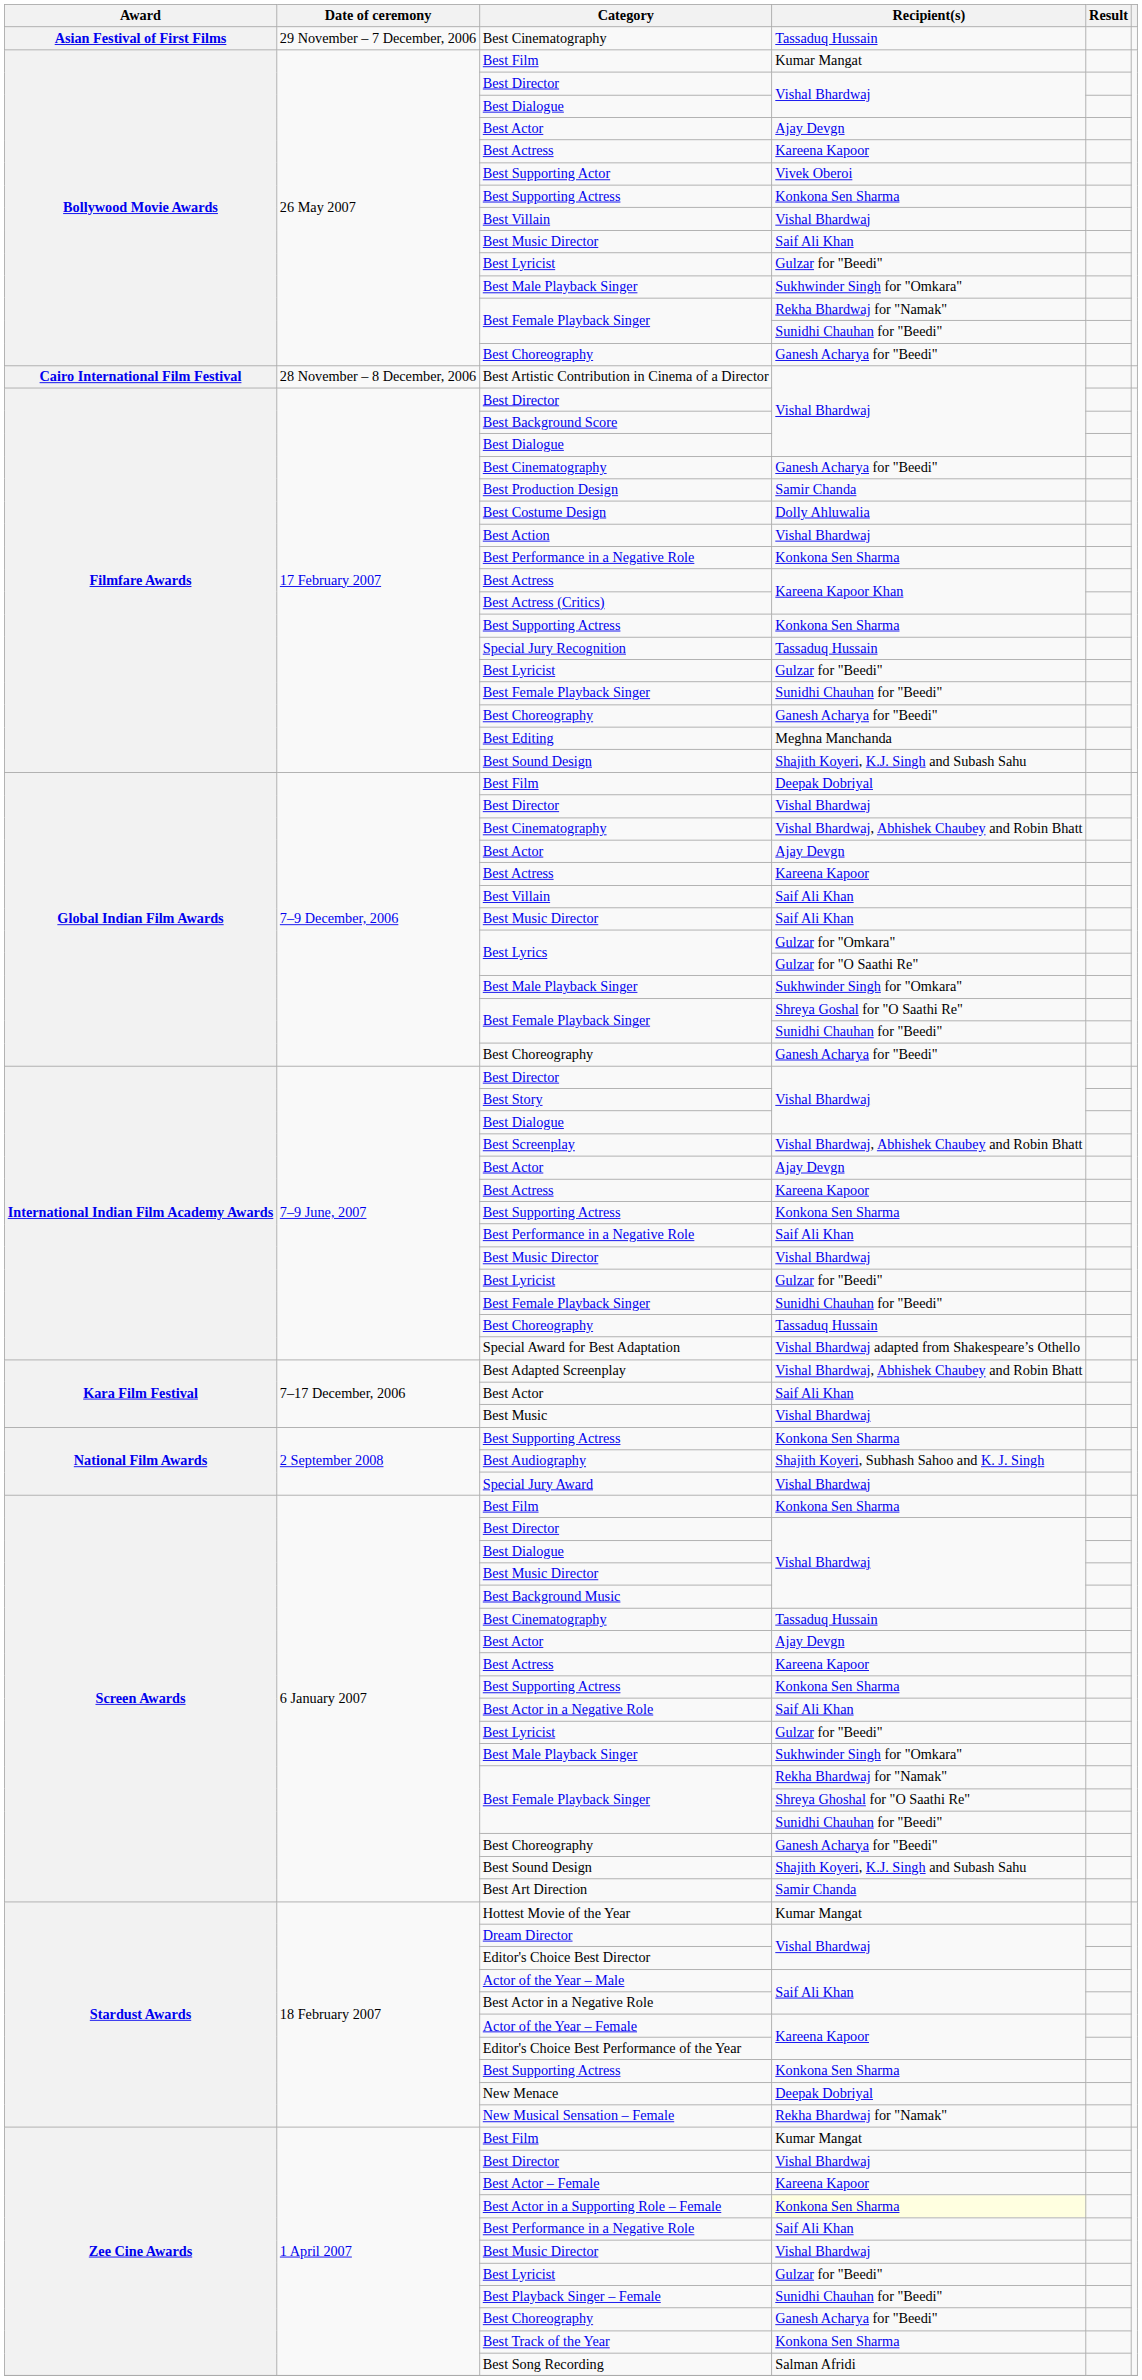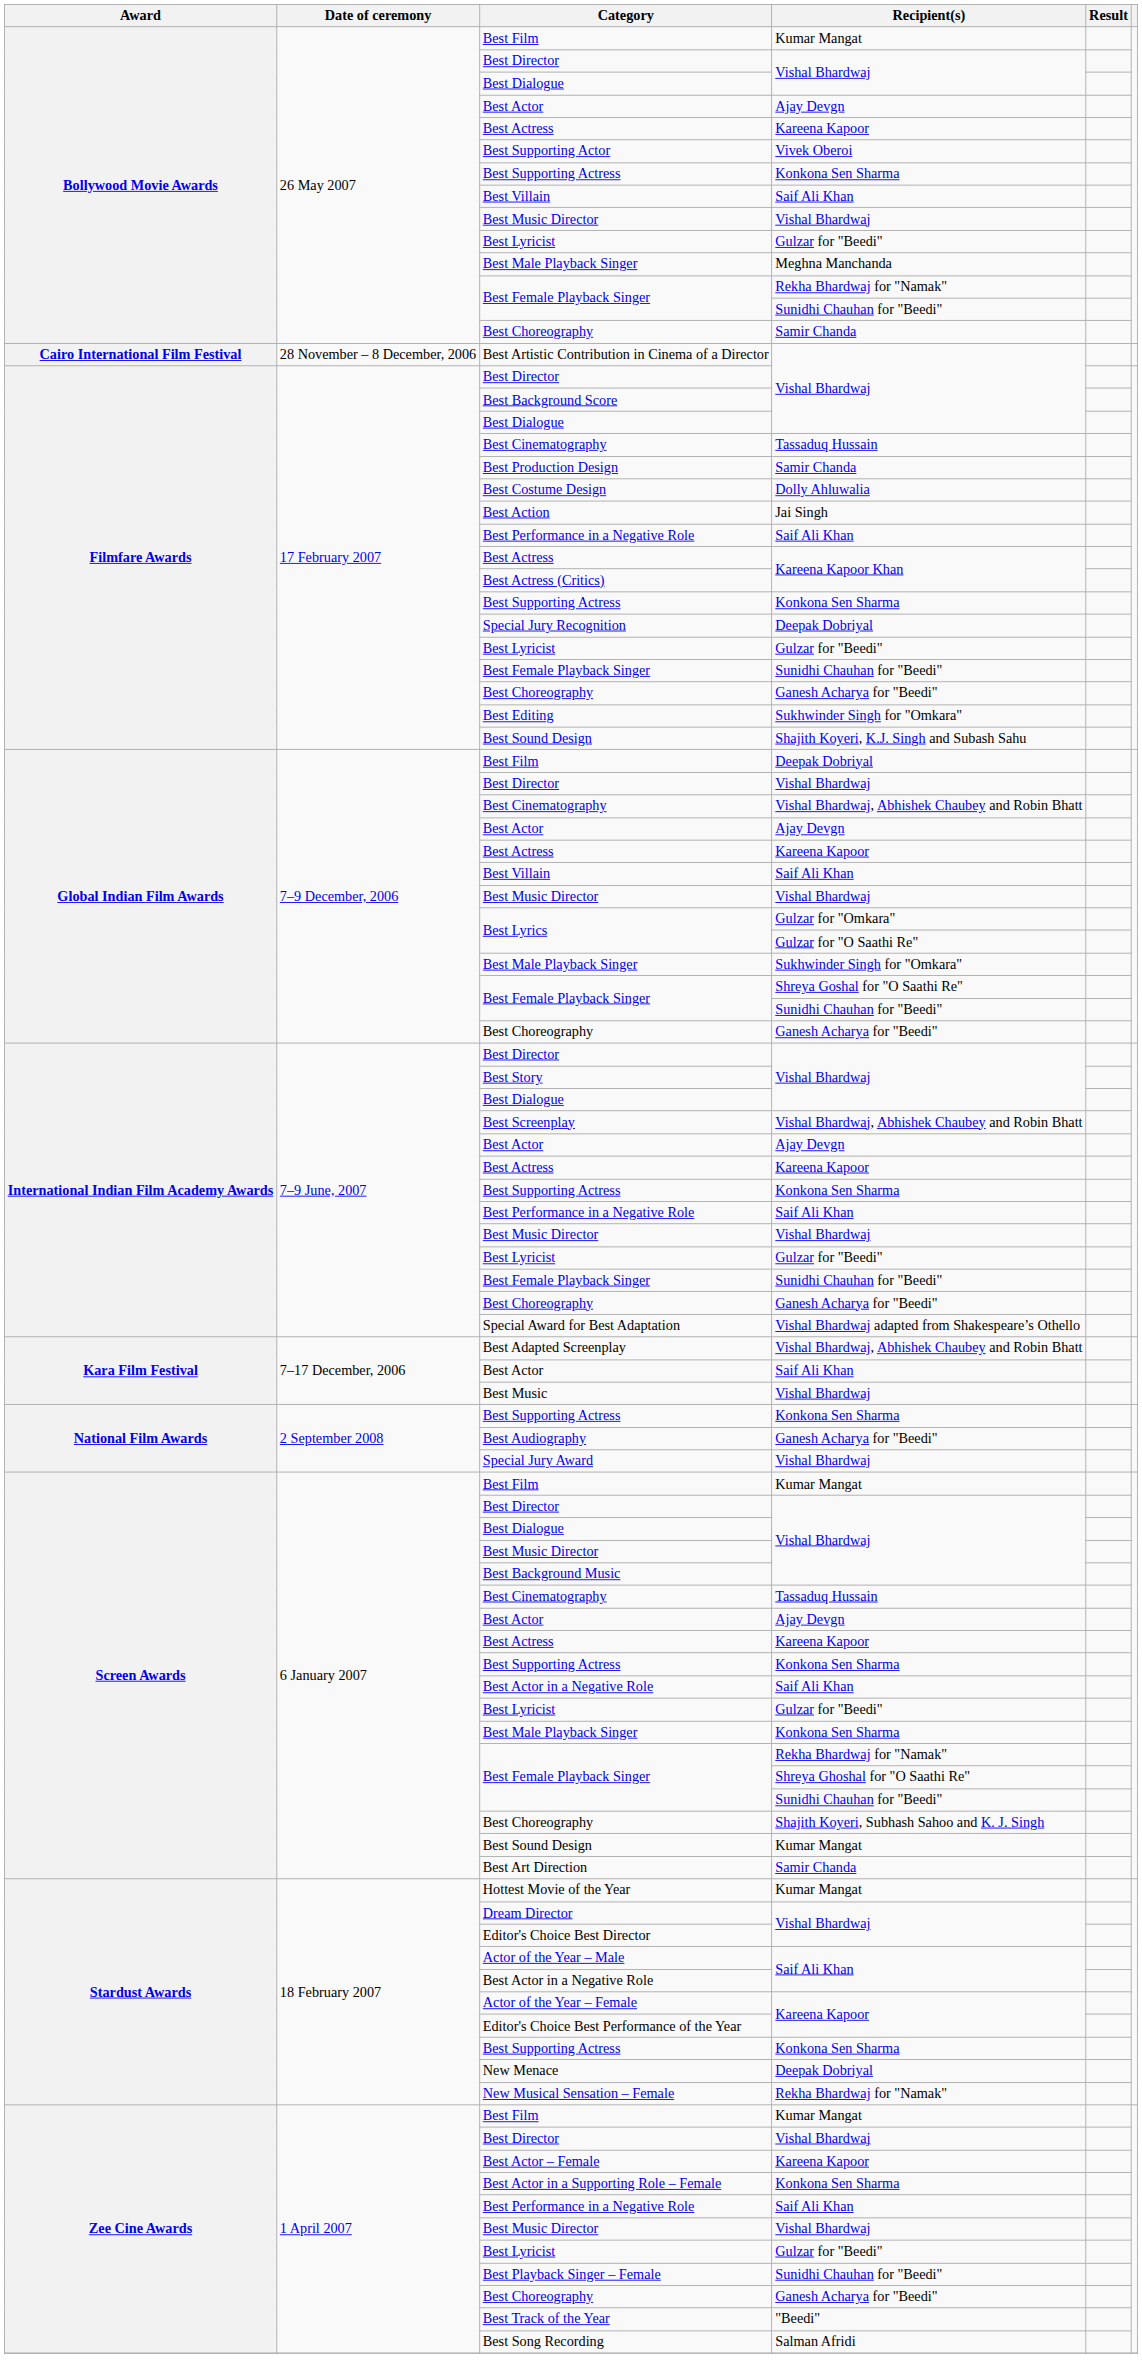- row: (141, 38)
(823, 219) Vishal Bhardwaj -> (814, 196) Saif Ali Khan
(814, 241) Saif Ali Khan -> (823, 219) Vishal Bhardwaj
(869, 286) Sukhwinder Singh for "Omkara" -> (834, 264) Meghna Manchanda
(856, 354) Ganesh Acharya for "Beedi" -> (816, 331) Samir Chanda
(856, 467) Ganesh Acharya for "Beedi" -> (826, 444) Tassaduq Hussain
(823, 535) Vishal Bhardwaj -> (802, 512) Jai Singh
(837, 557) Konkona Sen Sharma -> (814, 535) Saif Ali Khan
(826, 648) Tassaduq Hussain -> (824, 625) Deepak Dobriyal
(834, 738) Meghna Manchanda -> (869, 715) Sukhwinder Singh for "Omkara"
(814, 919) Saif Ali Khan -> (823, 896) Vishal Bhardwaj
(826, 1325) Tassaduq Hussain -> (856, 1303) Ganesh Acharya for "Beedi"
(910, 1461) Shajith Koyeri, Subhash Sahoo and K. J. Singh -> (856, 1438) Ganesh Acharya for "Beedi"
(837, 1506) Konkona Sen Sharma -> (819, 1483) Kumar Mangat
(869, 1754) Sukhwinder Singh for "Omkara" -> (837, 1732) Konkona Sen Sharma
(856, 1845) Ganesh Acharya for "Beedi" -> (910, 1822) Shajith Koyeri, Subhash Sahoo and K. J. Singh
(901, 1867) Shajith Koyeri, K.J. Singh and Subash Sahu -> (819, 1845) Kumar Mangat
(837, 2206) lightyellow background -> (837, 2183) no background
(837, 2341) Konkona Sen Sharma -> (798, 2319) "Beedi"
